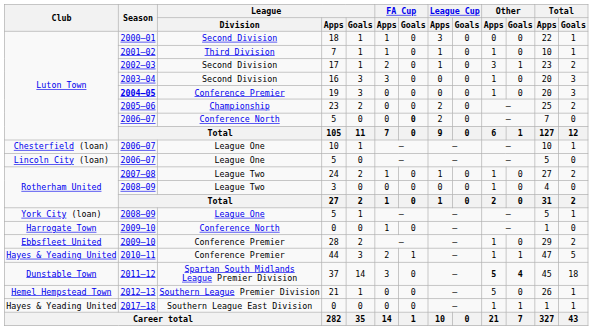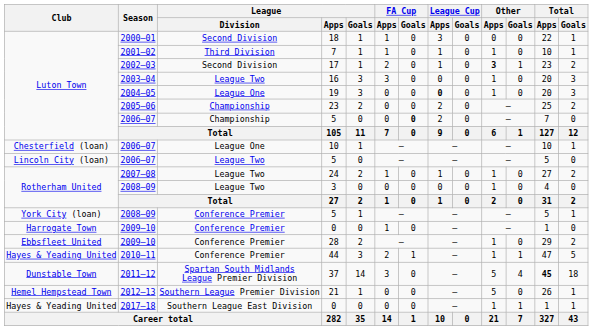(494, 65) normal -> (494, 65) bold
(240, 79) Second Division -> (240, 79) League Two
(138, 92) bold -> (138, 92) normal
(240, 92) Conference Premier -> (240, 92) League One
(440, 92) normal -> (440, 92) bold
(240, 120) Conference North -> (240, 120) Championship
(240, 160) League One -> (240, 160) League Two
(240, 214) League One -> (240, 214) Conference Premier
(240, 228) Conference North -> (240, 228) Conference Premier
(494, 274) bold -> (494, 274) normal
(520, 274) bold -> (520, 274) normal
(547, 274) normal -> (547, 274) bold
